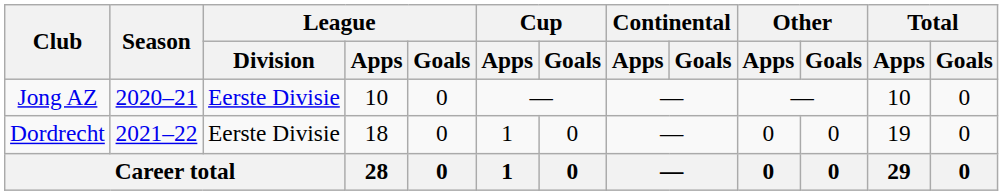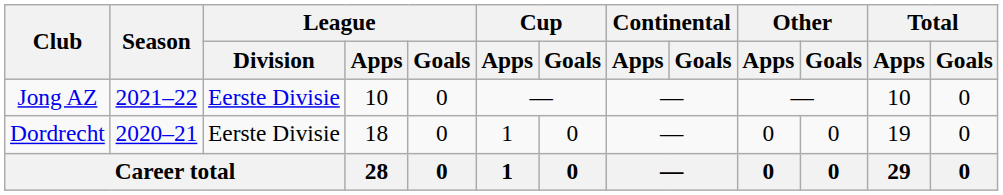(156, 97) 2020–21 -> (156, 97) 2021–22
(156, 134) 2021–22 -> (156, 134) 2020–21
